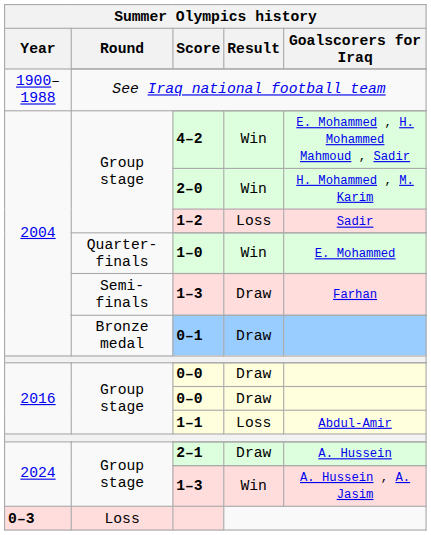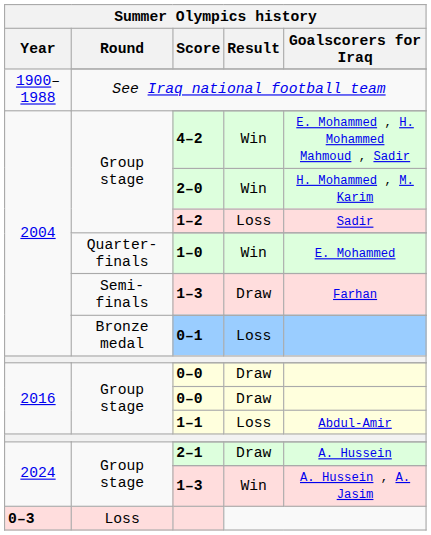(254, 335) Draw -> (254, 335) Loss
